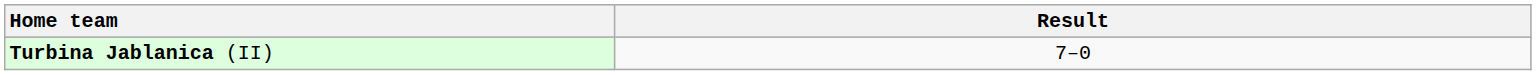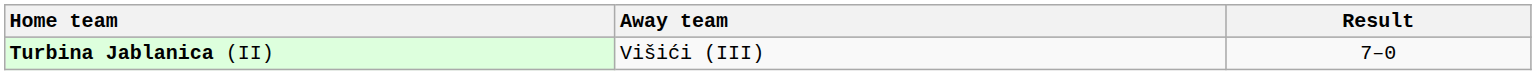+ column: (674, 21)
